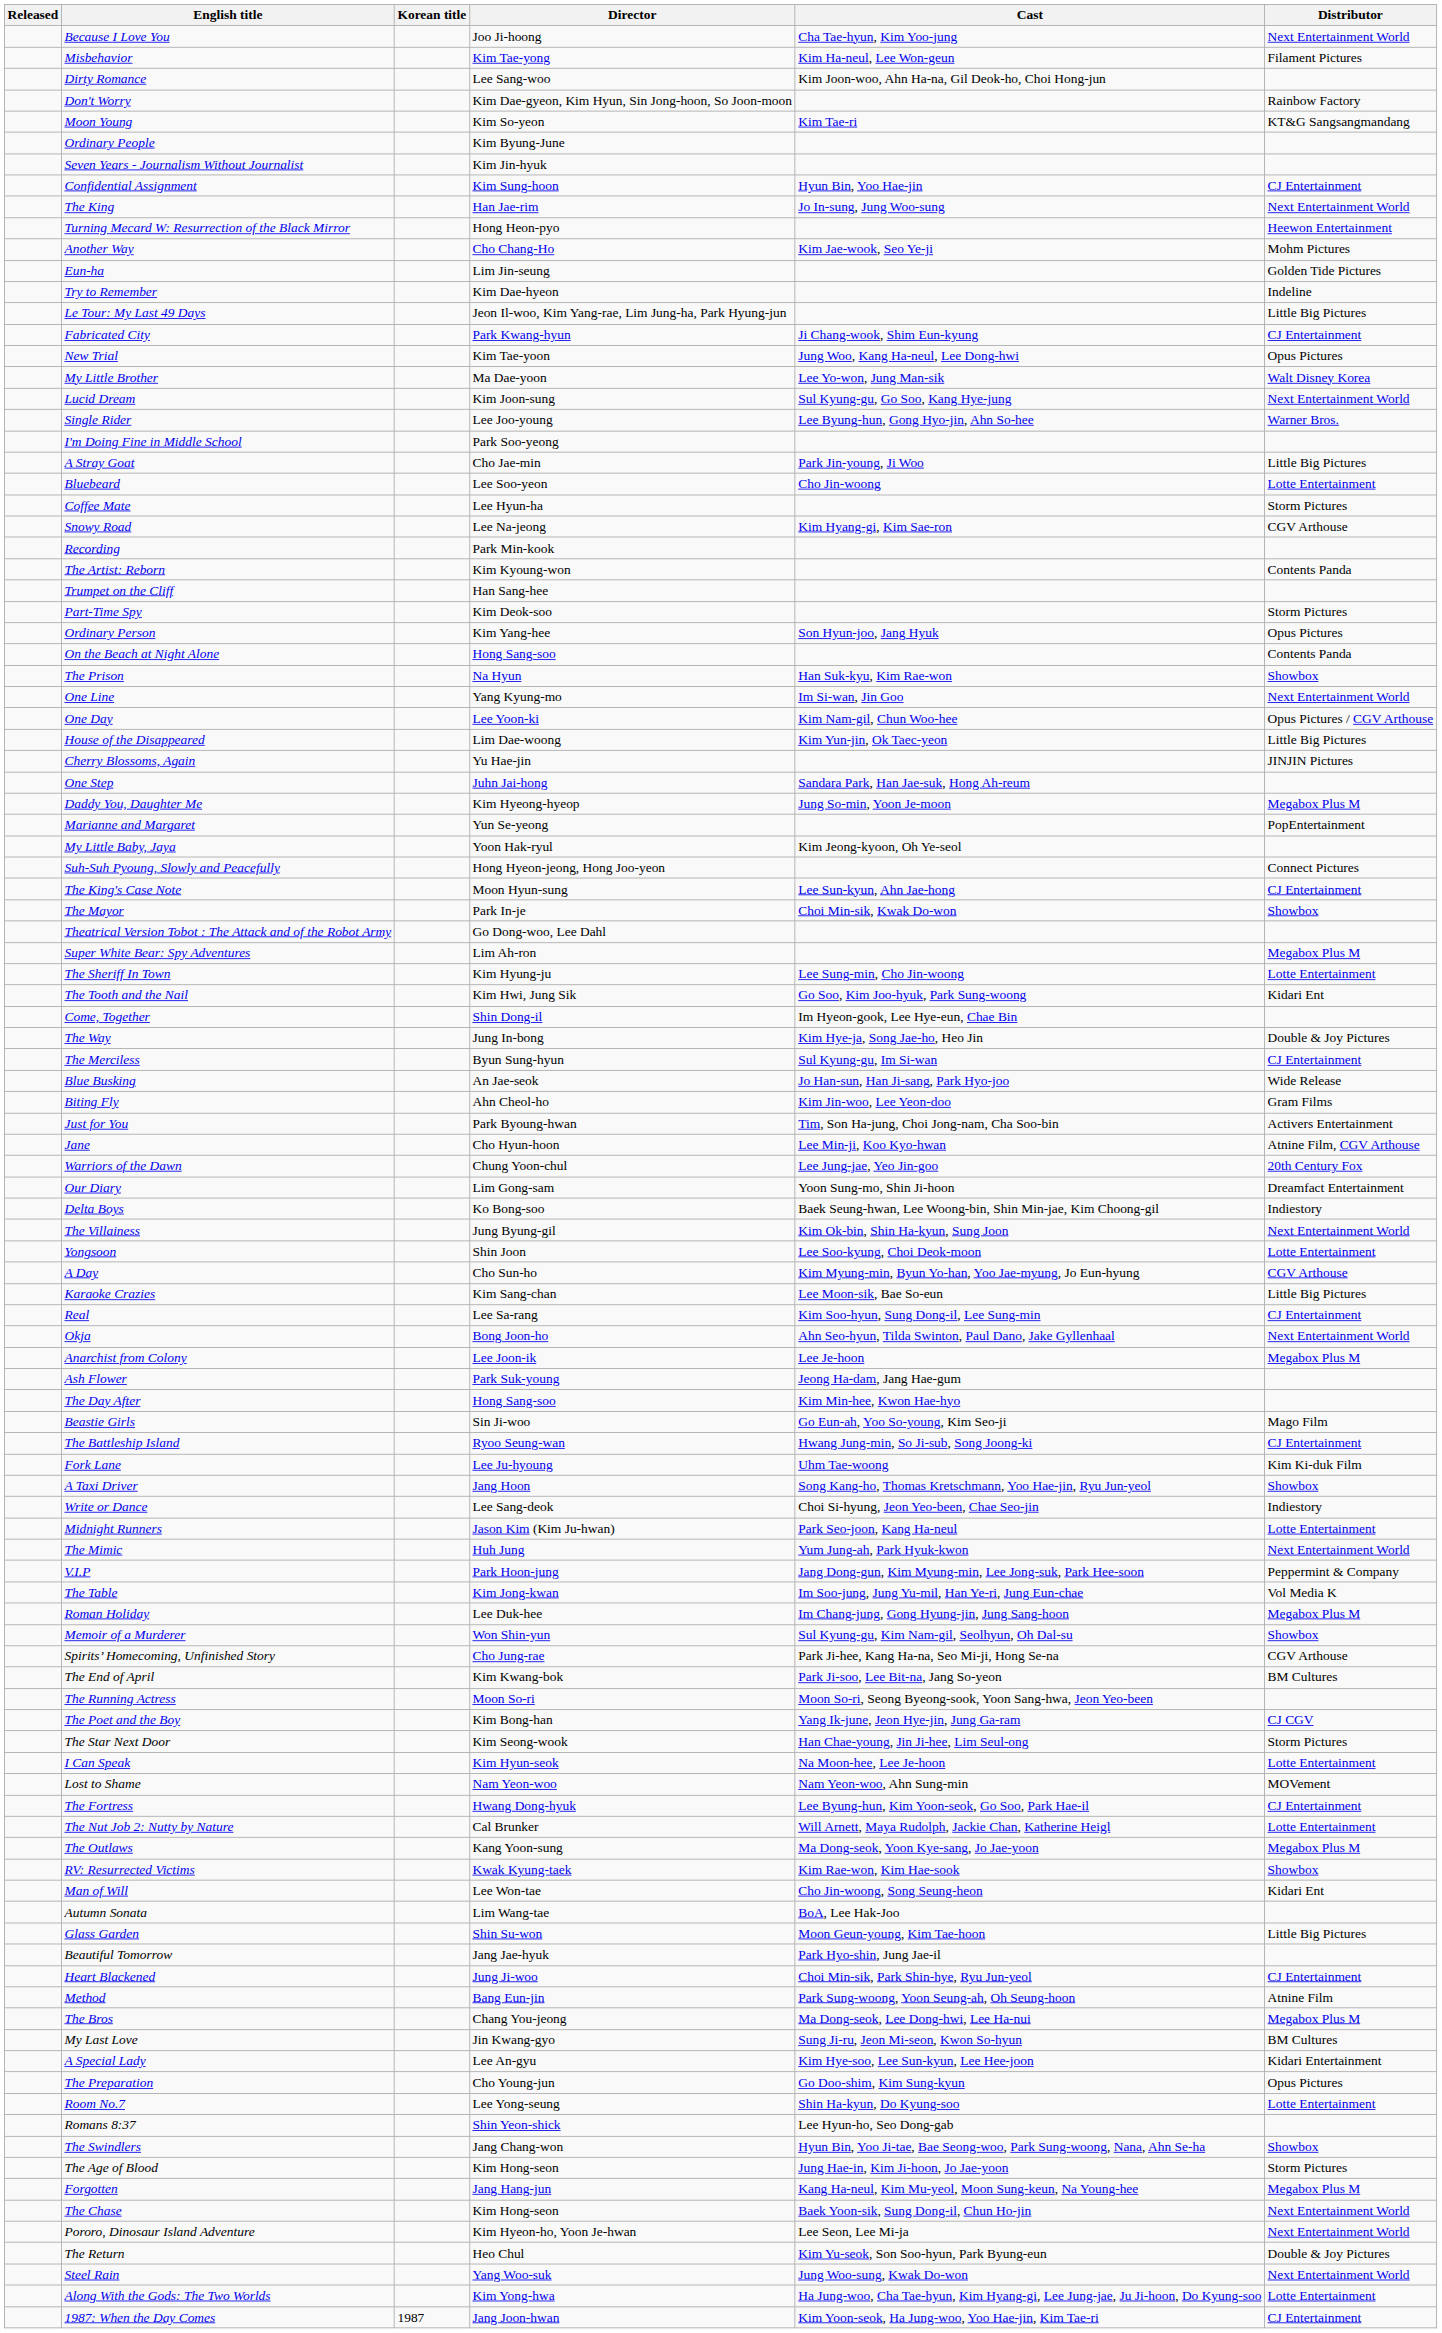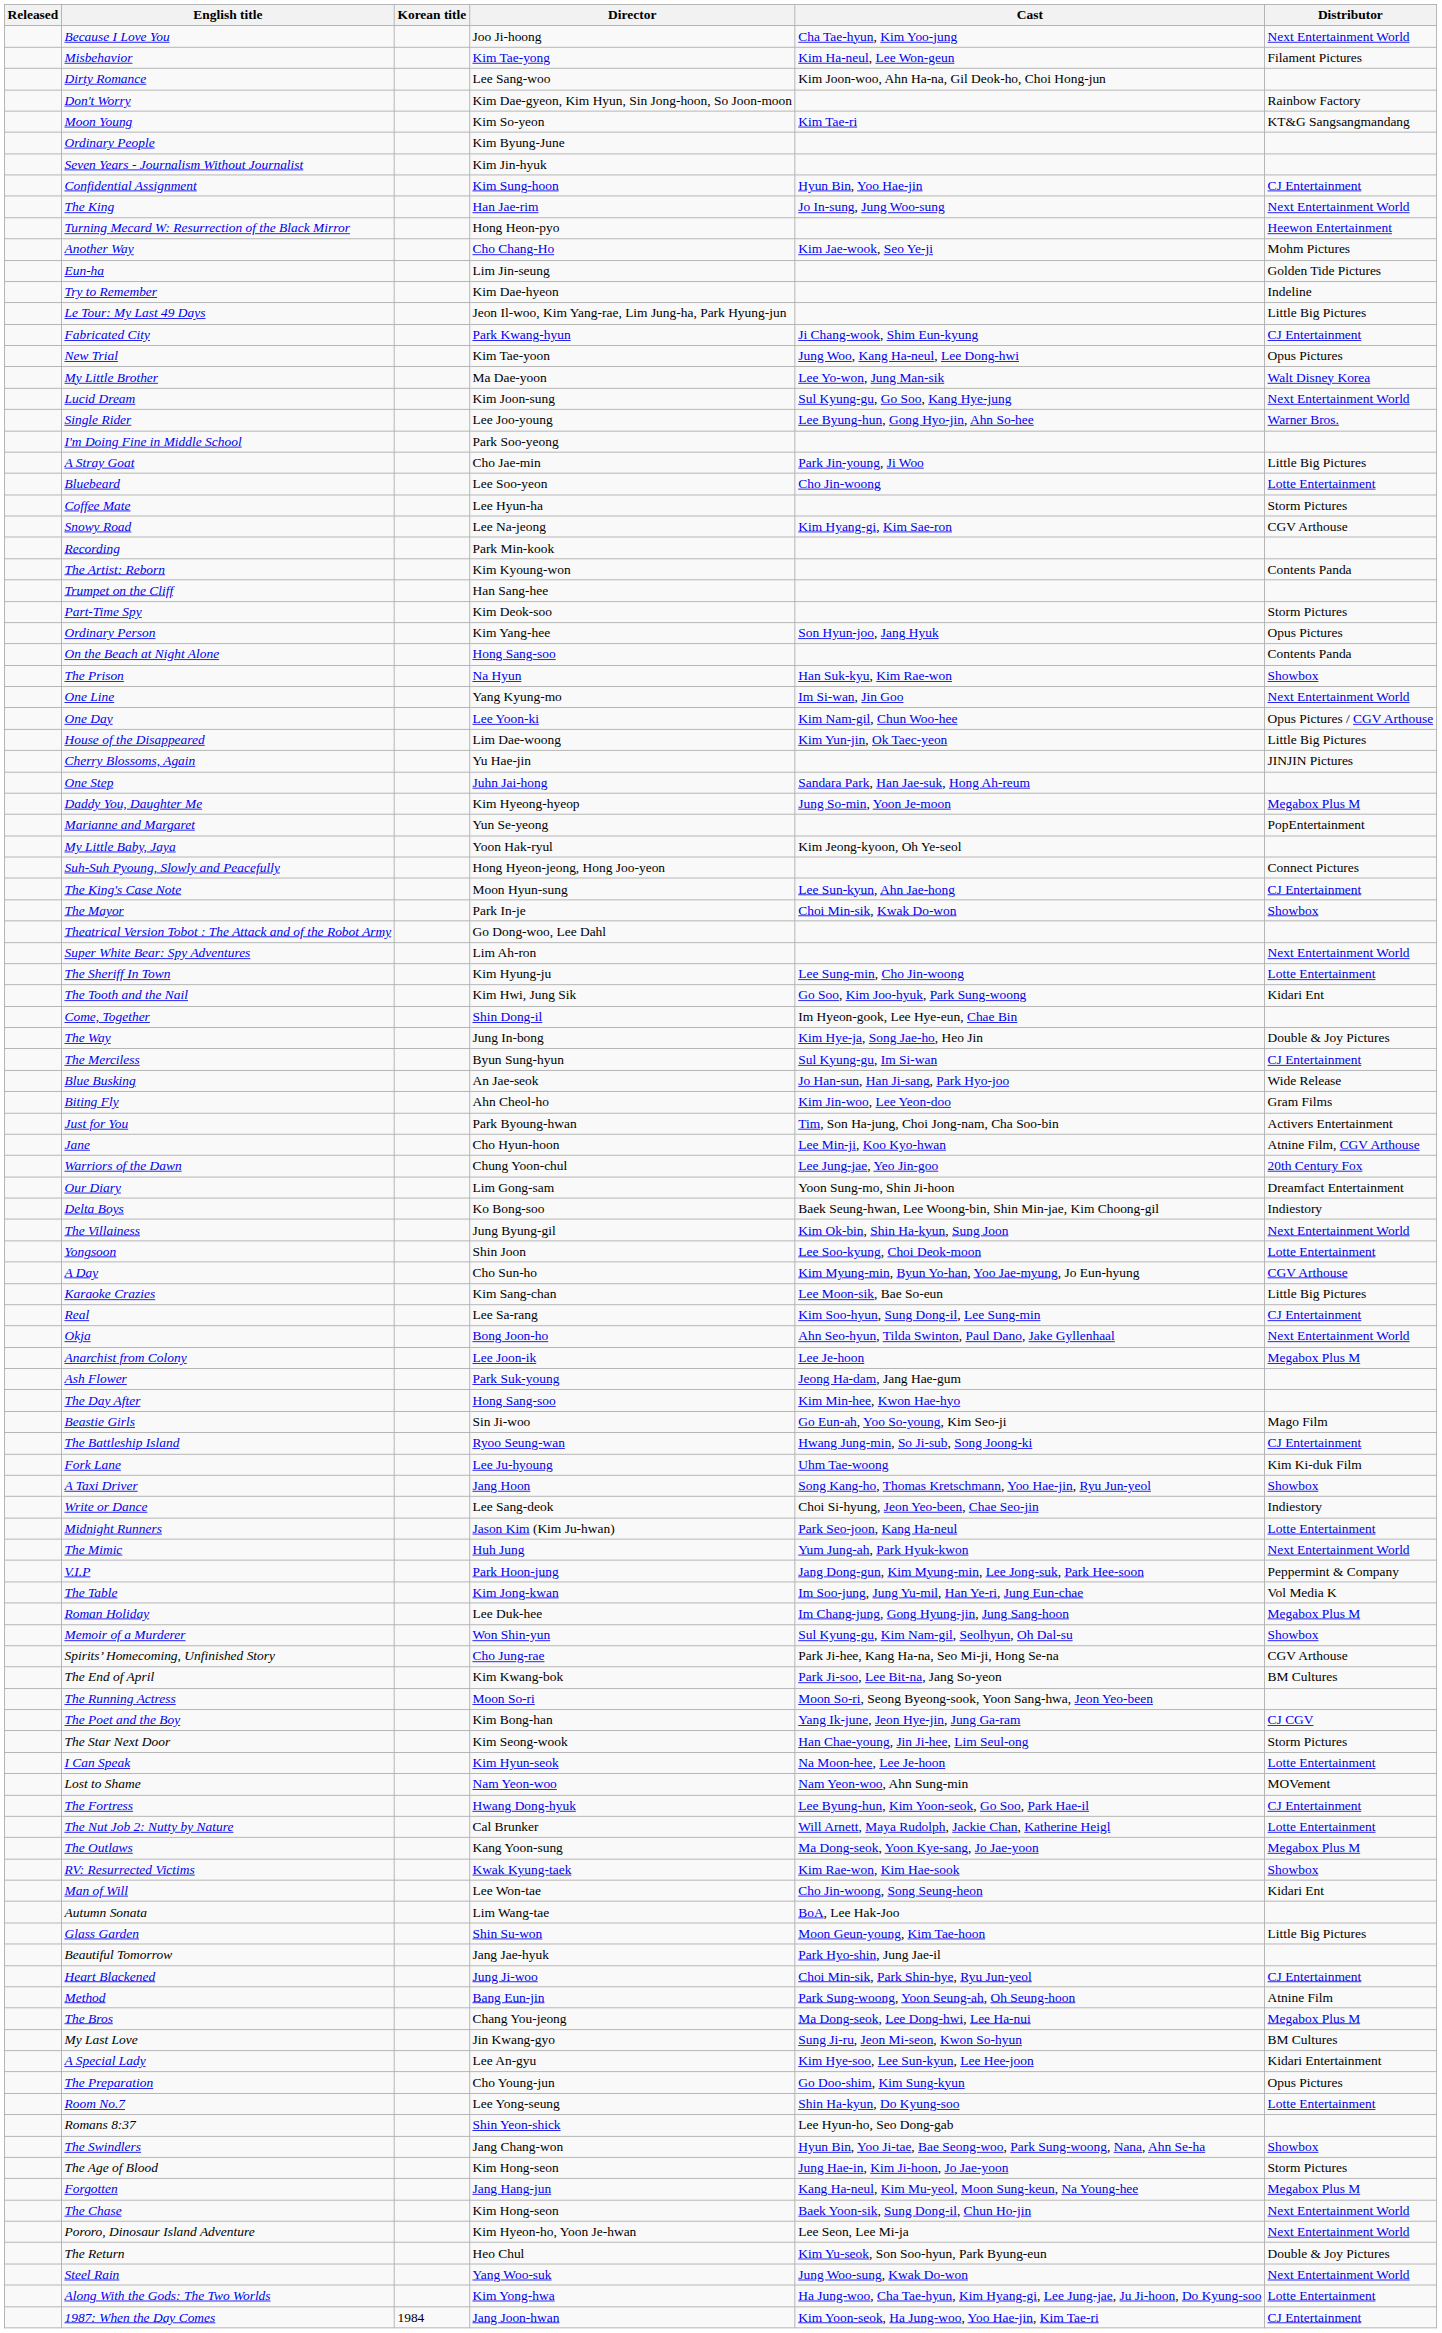(1314, 953) Megabox Plus M -> (1339, 953) Next Entertainment World
(411, 2317) 1987 -> (411, 2317) 1984
